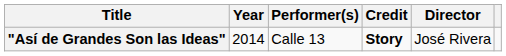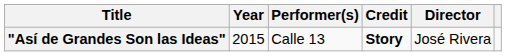(248, 39) 2014 -> (248, 39) 2015
